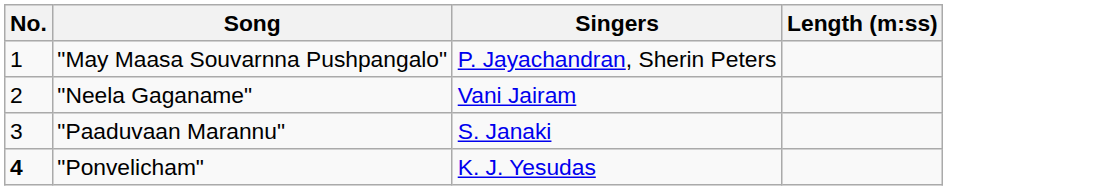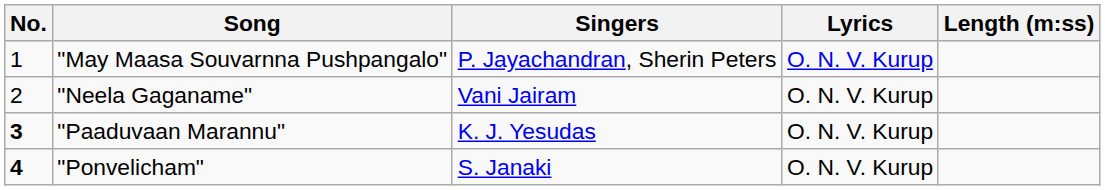+ column: (860, 23)
(16, 131) normal -> (16, 131) bold
(505, 131) S. Janaki -> (527, 131) K. J. Yesudas
(527, 167) K. J. Yesudas -> (505, 167) S. Janaki
